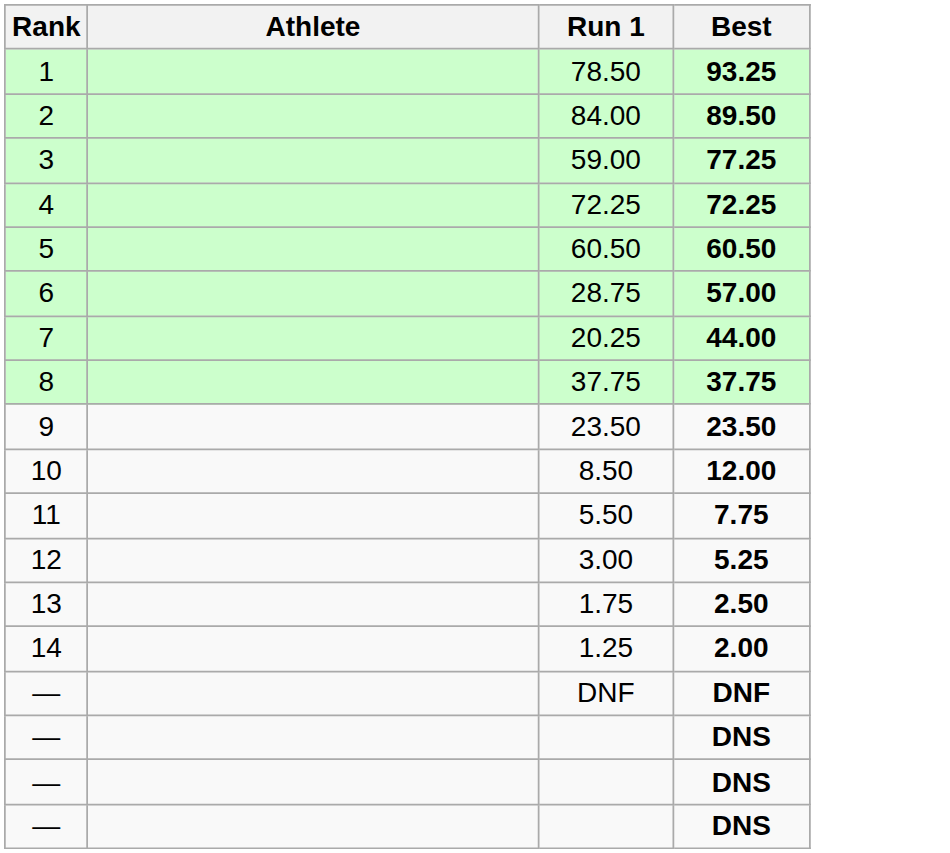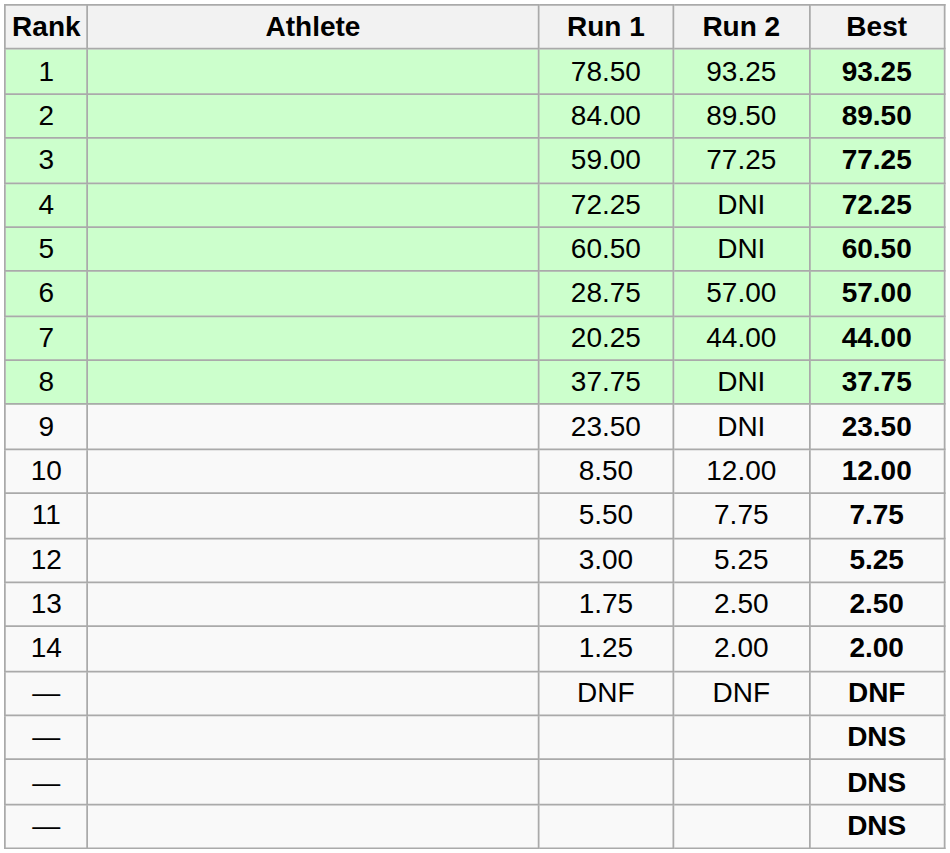+ column: (741, 26)
